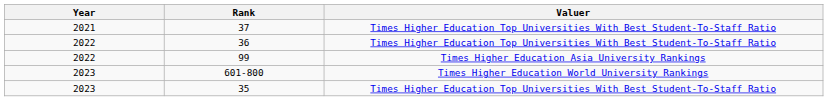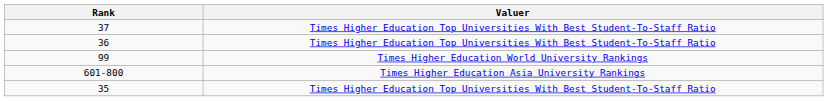- column: (84, 12)
(573, 58) Times Higher Education Asia University Rankings -> (513, 58) Times Higher Education World University Rankings
(573, 73) Times Higher Education World University Rankings -> (513, 73) Times Higher Education Asia University Rankings
